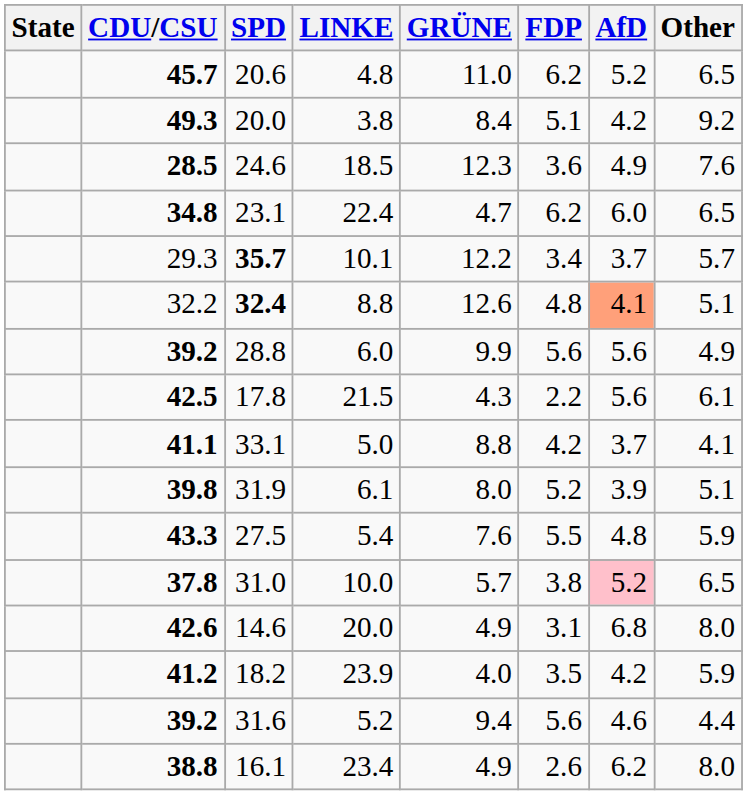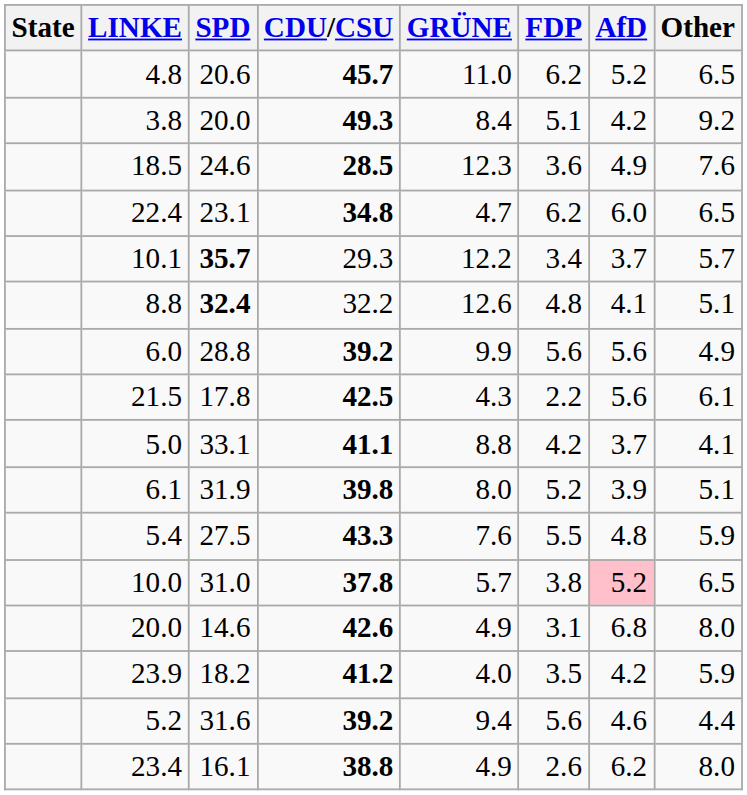columns swapped: (153, 27) <-> (346, 27)
(629, 304) lightsalmon background -> (629, 304) no background
